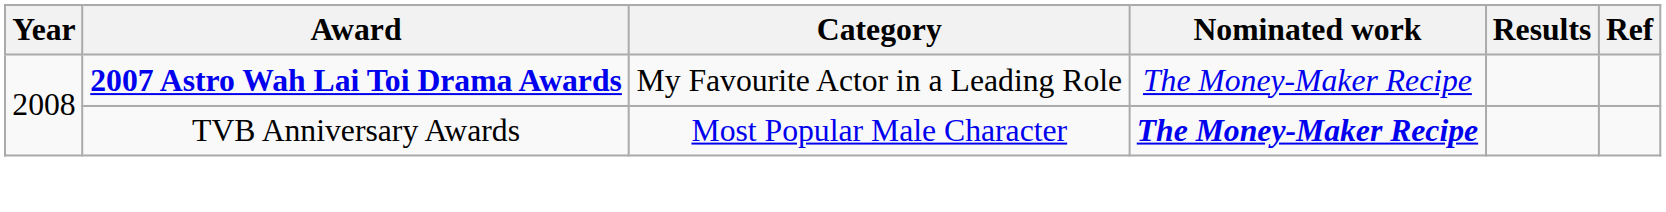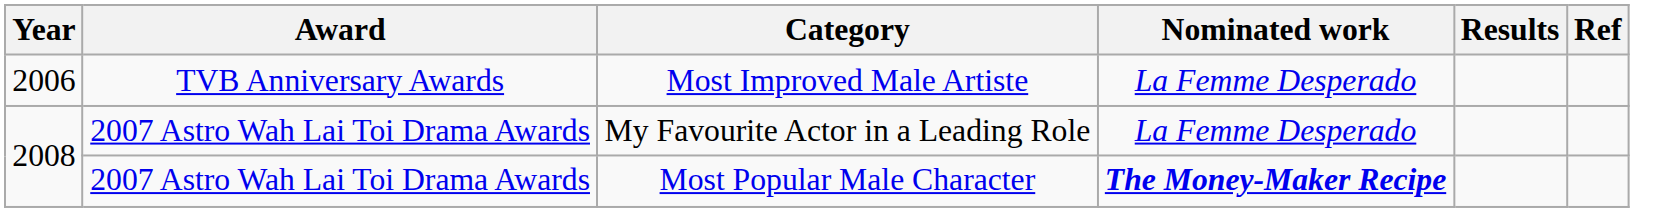+ row: (847, 79)
(356, 79) bold -> (340, 130) normal
(1307, 79) The Money-Maker Recipe -> (1276, 130) La Femme Desperado
(356, 130) TVB Anniversary Awards -> (340, 180) 2007 Astro Wah Lai Toi Drama Awards
